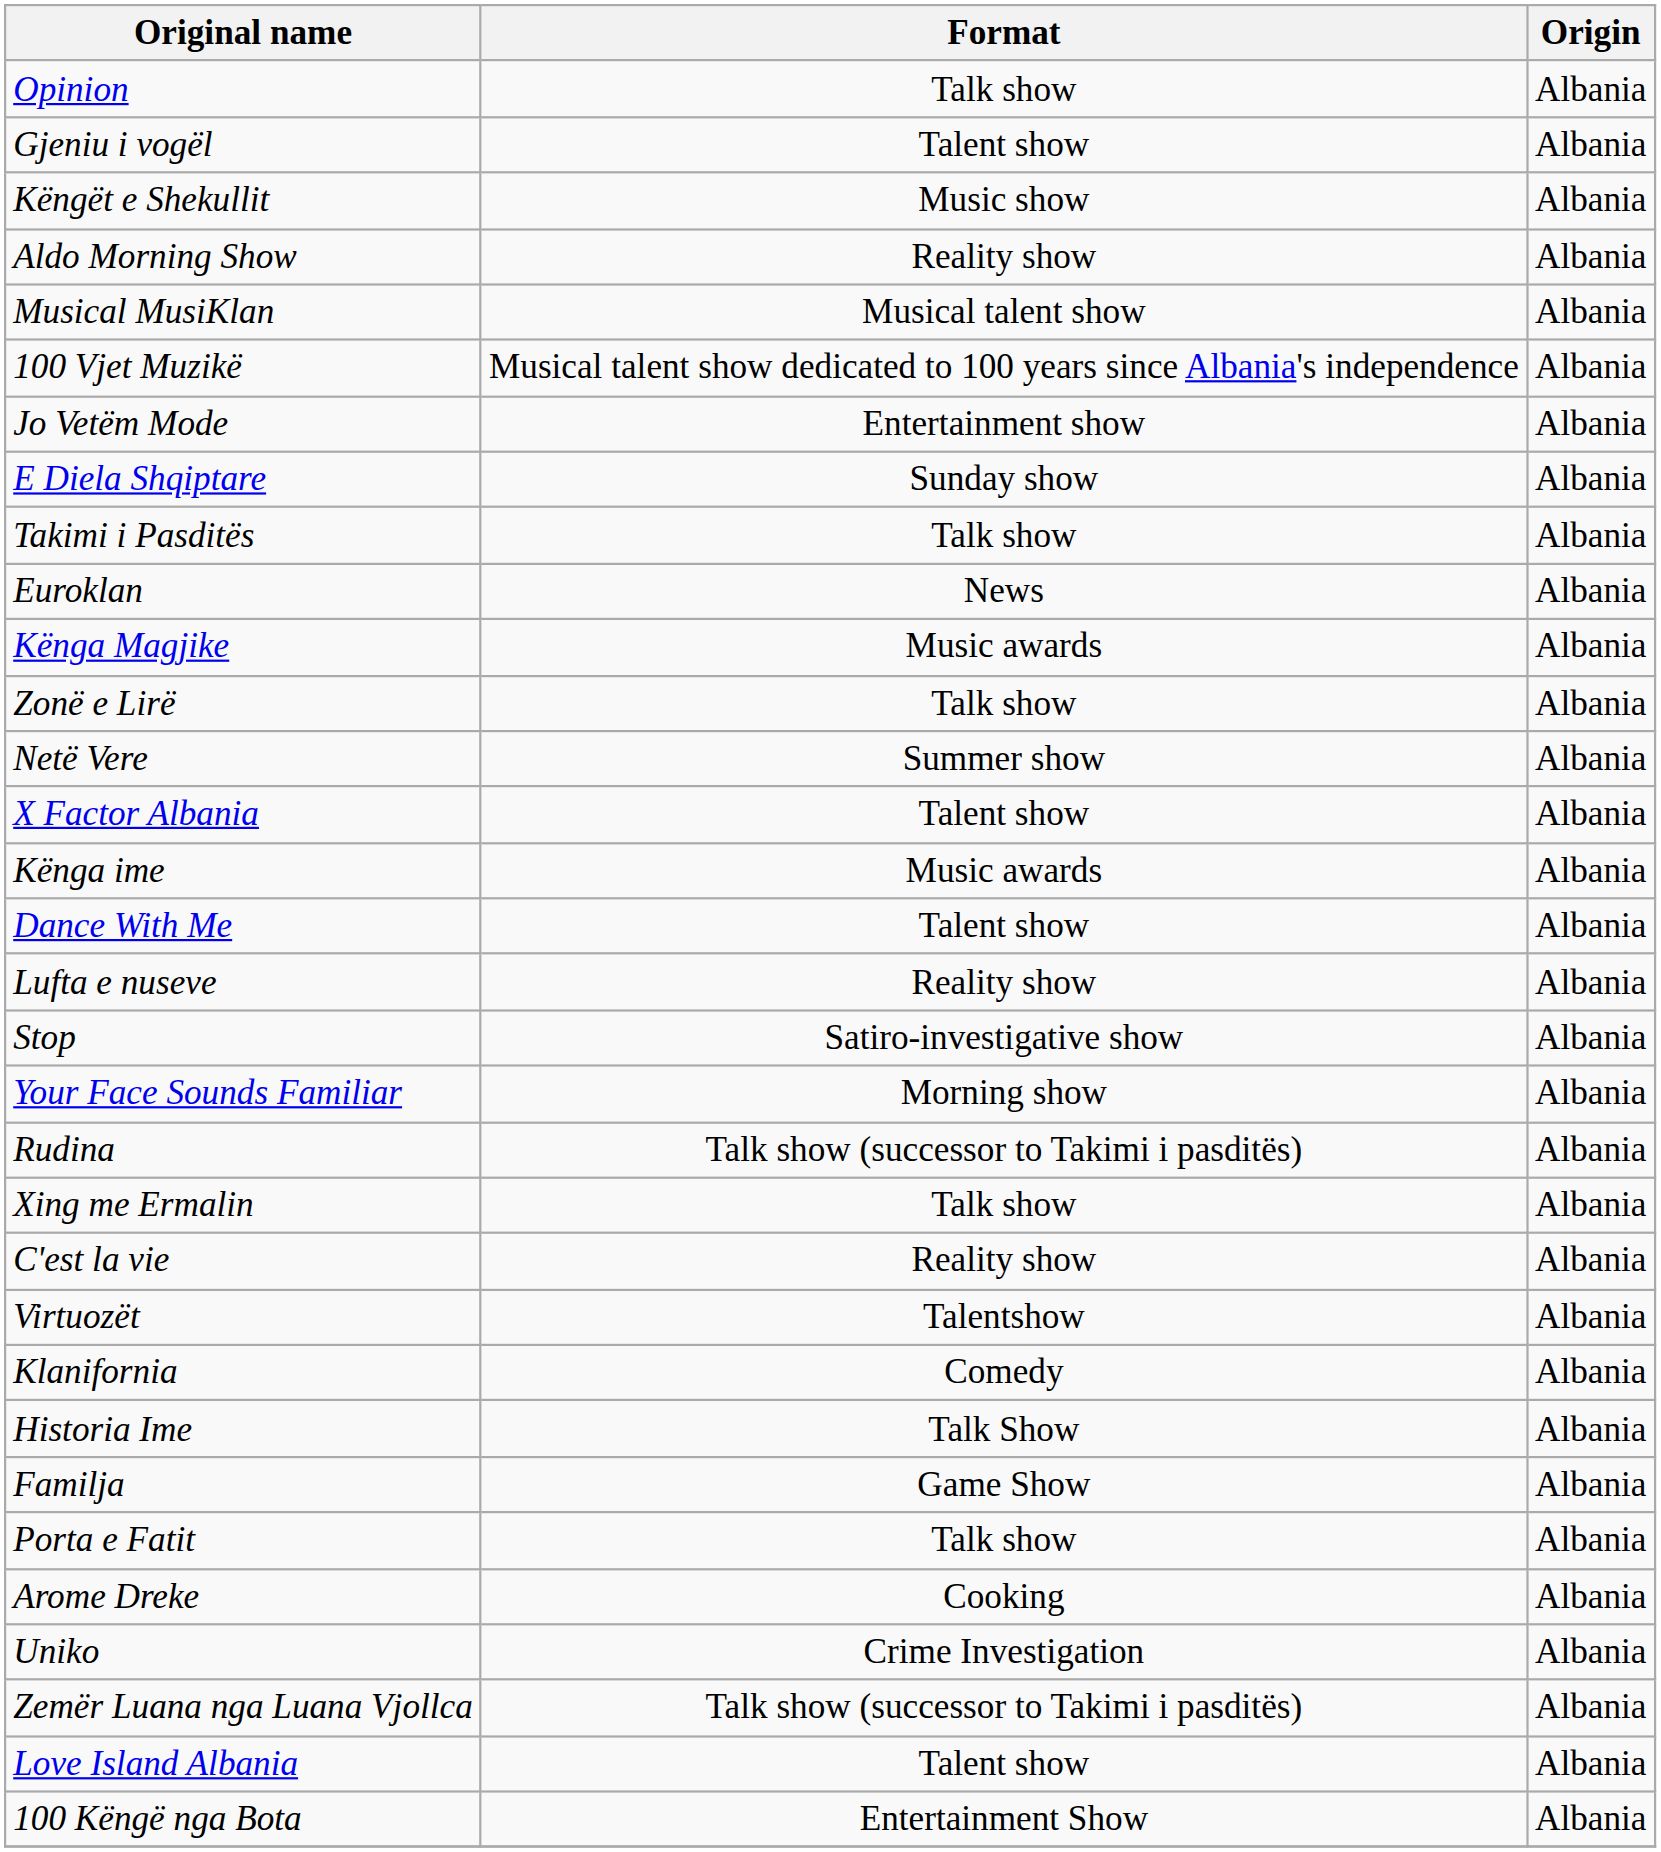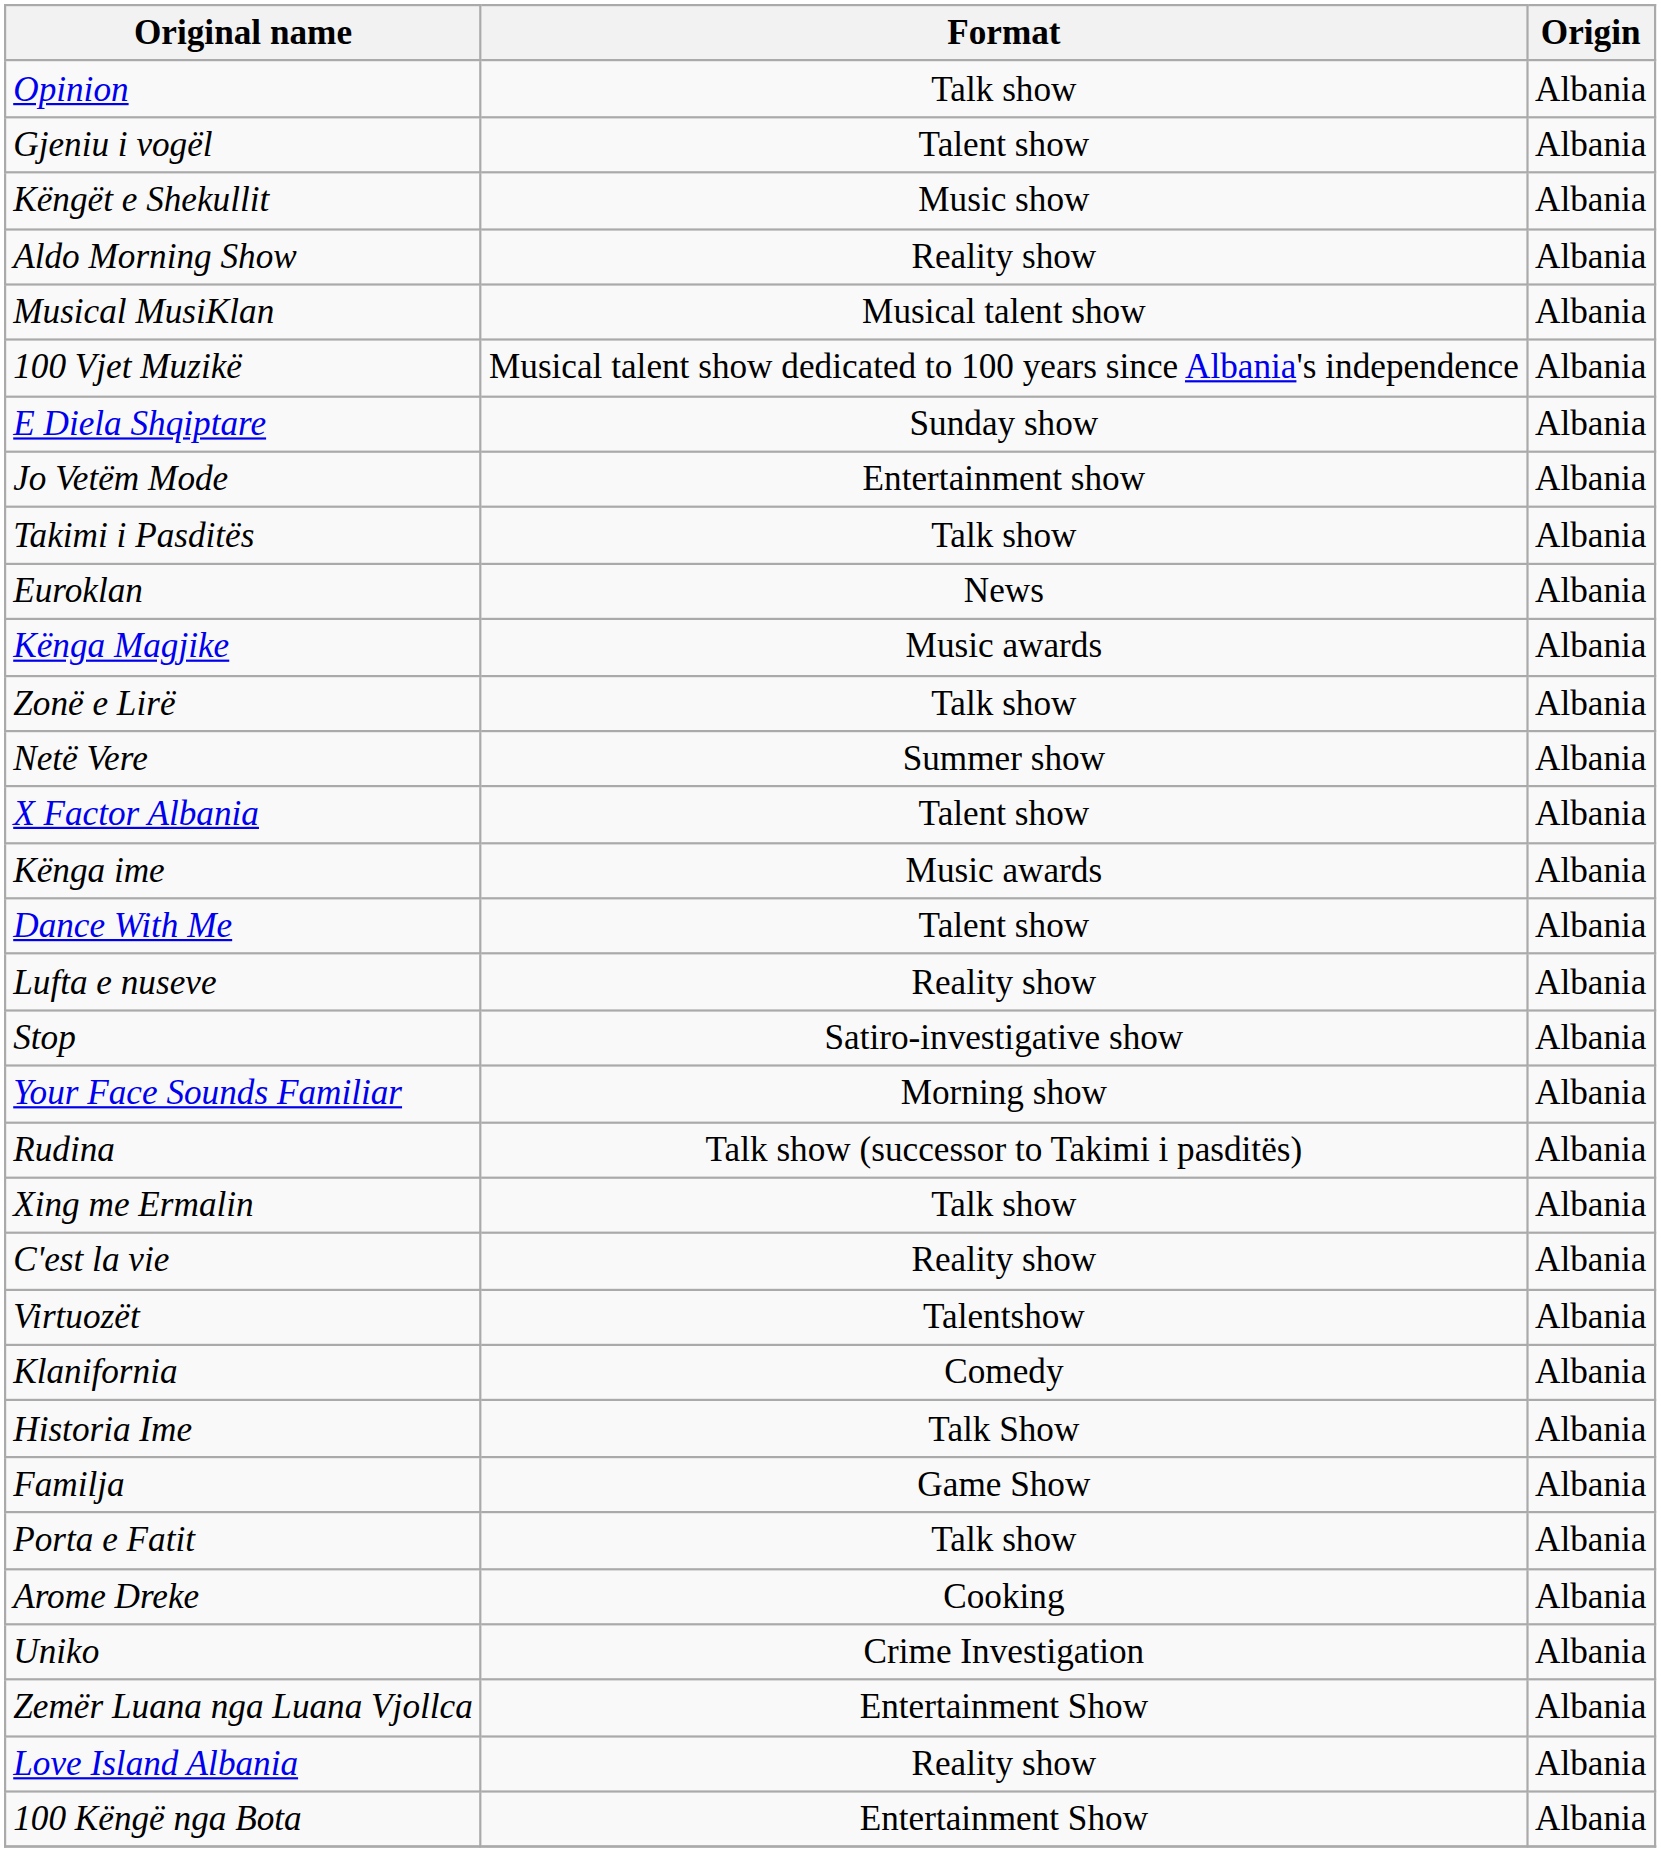rows swapped: (140, 479) <-> (121, 423)
(1004, 1707) Talk show (successor to Takimi i pasditës) -> (1004, 1707) Entertainment Show
(1004, 1762) Talent show -> (1004, 1762) Reality show
